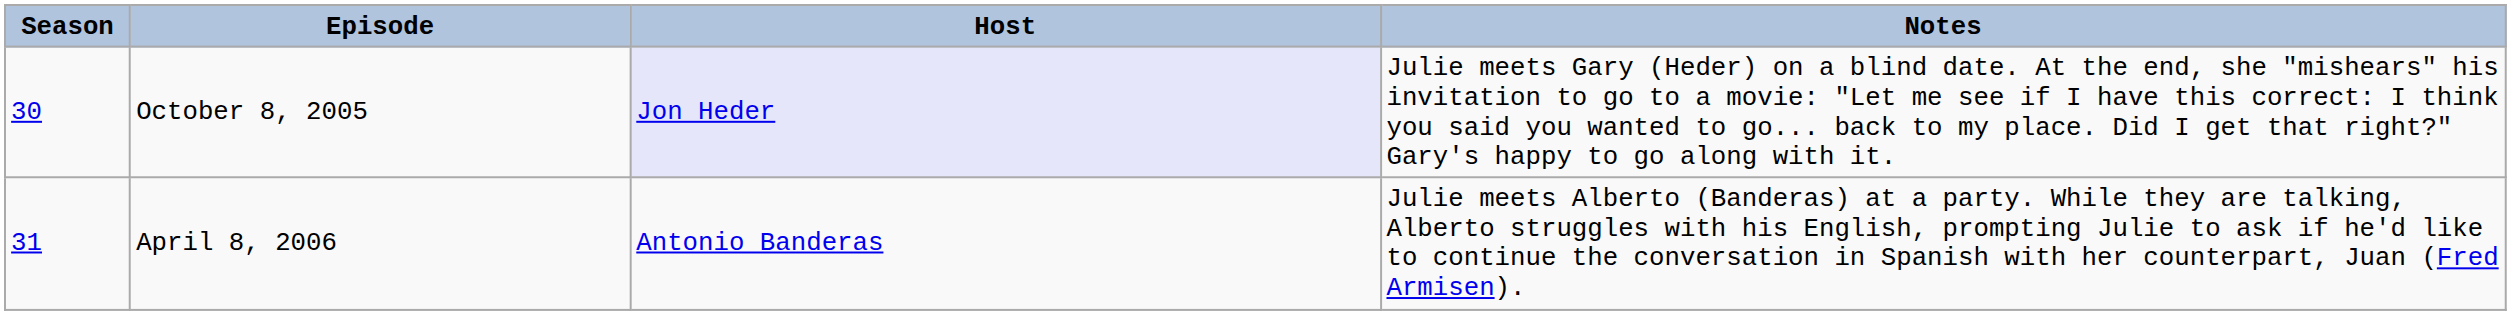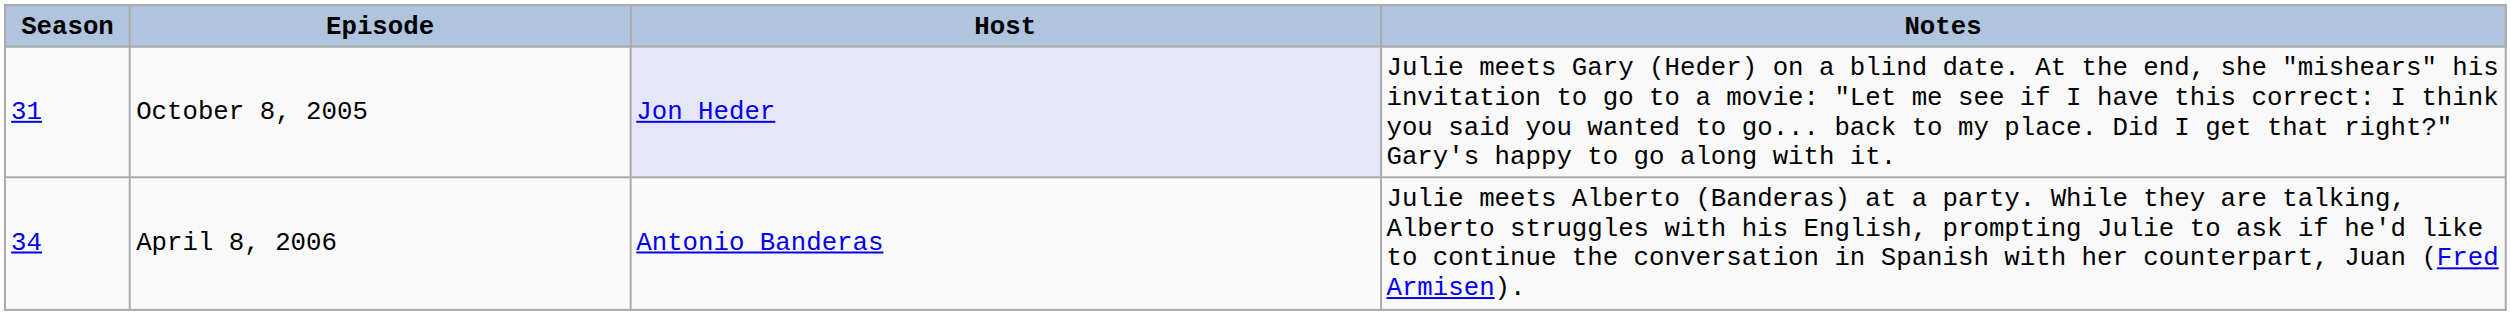(27, 112) 30 -> (27, 112) 31
(27, 244) 31 -> (27, 244) 34
